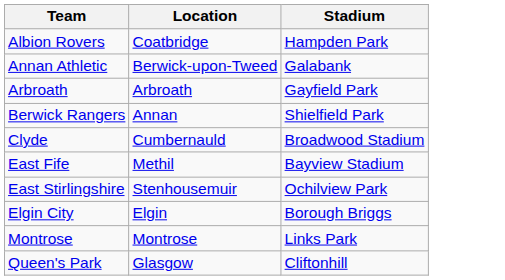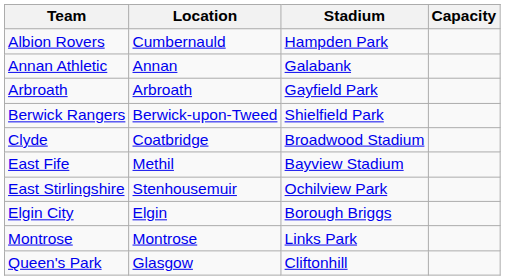+ column: (464, 16)
(170, 41) Coatbridge -> (179, 41) Cumbernauld
(205, 66) Berwick-upon-Tweed -> (155, 66) Annan
(155, 115) Annan -> (205, 115) Berwick-upon-Tweed
(179, 139) Cumbernauld -> (170, 139) Coatbridge
